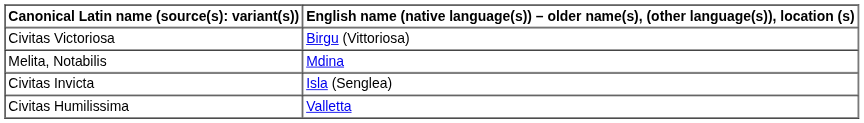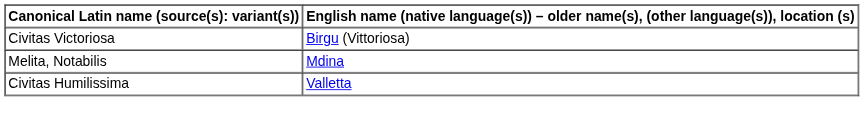- row: (51, 84)
